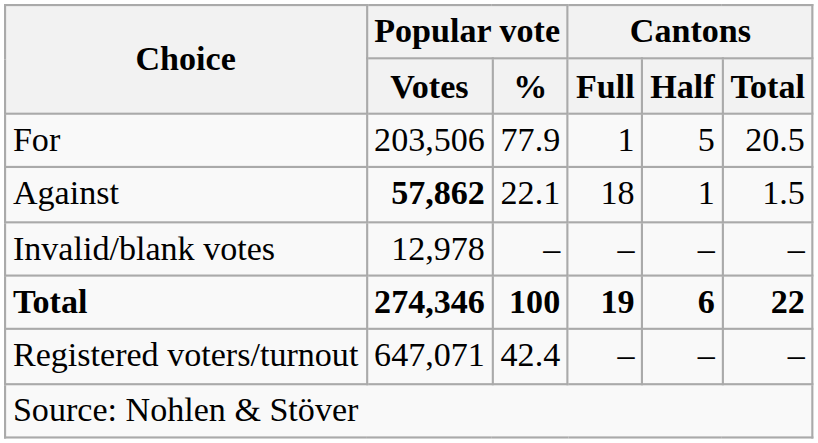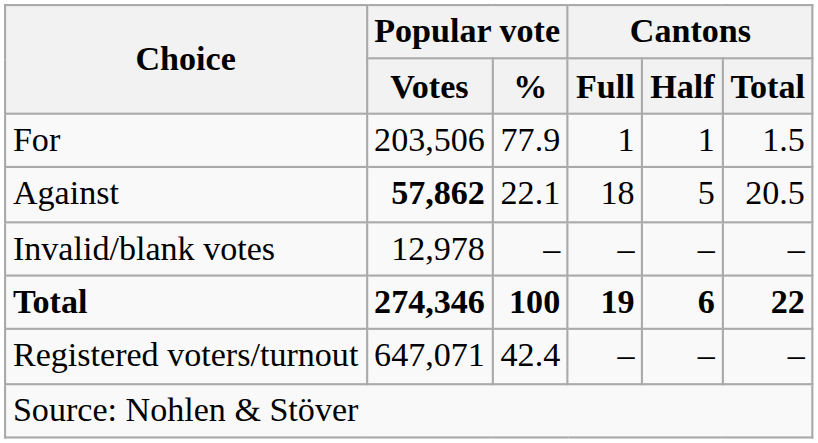(706, 139) 5 -> (706, 139) 1
(775, 139) 20.5 -> (784, 139) 1.5
(706, 193) 1 -> (706, 193) 5
(784, 193) 1.5 -> (775, 193) 20.5
